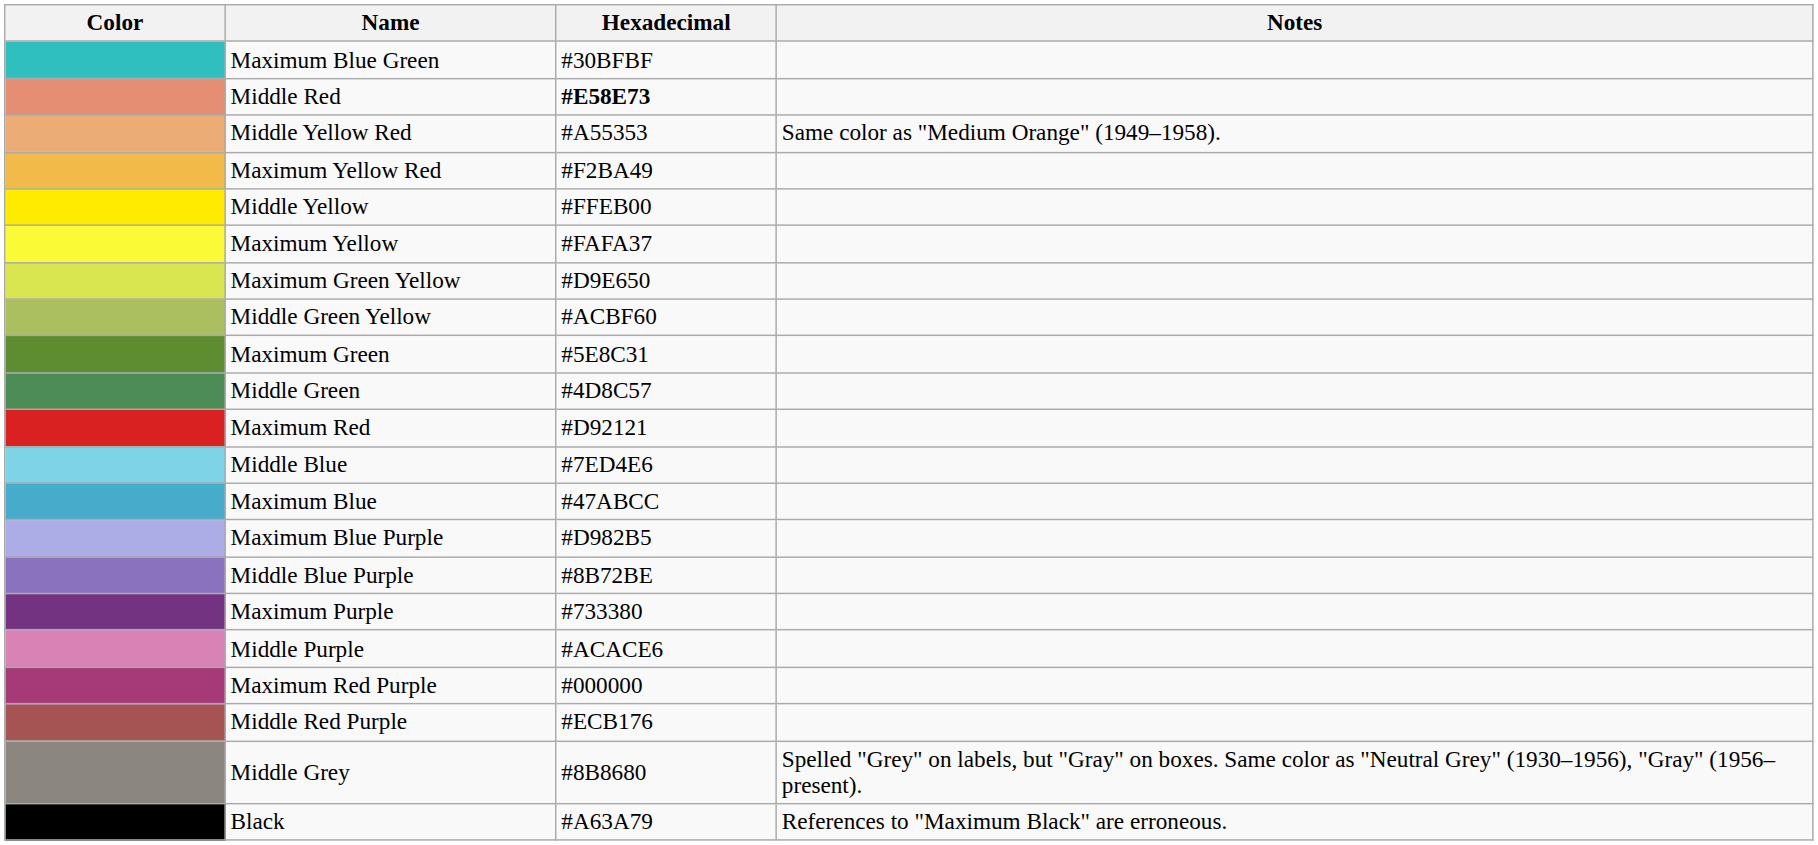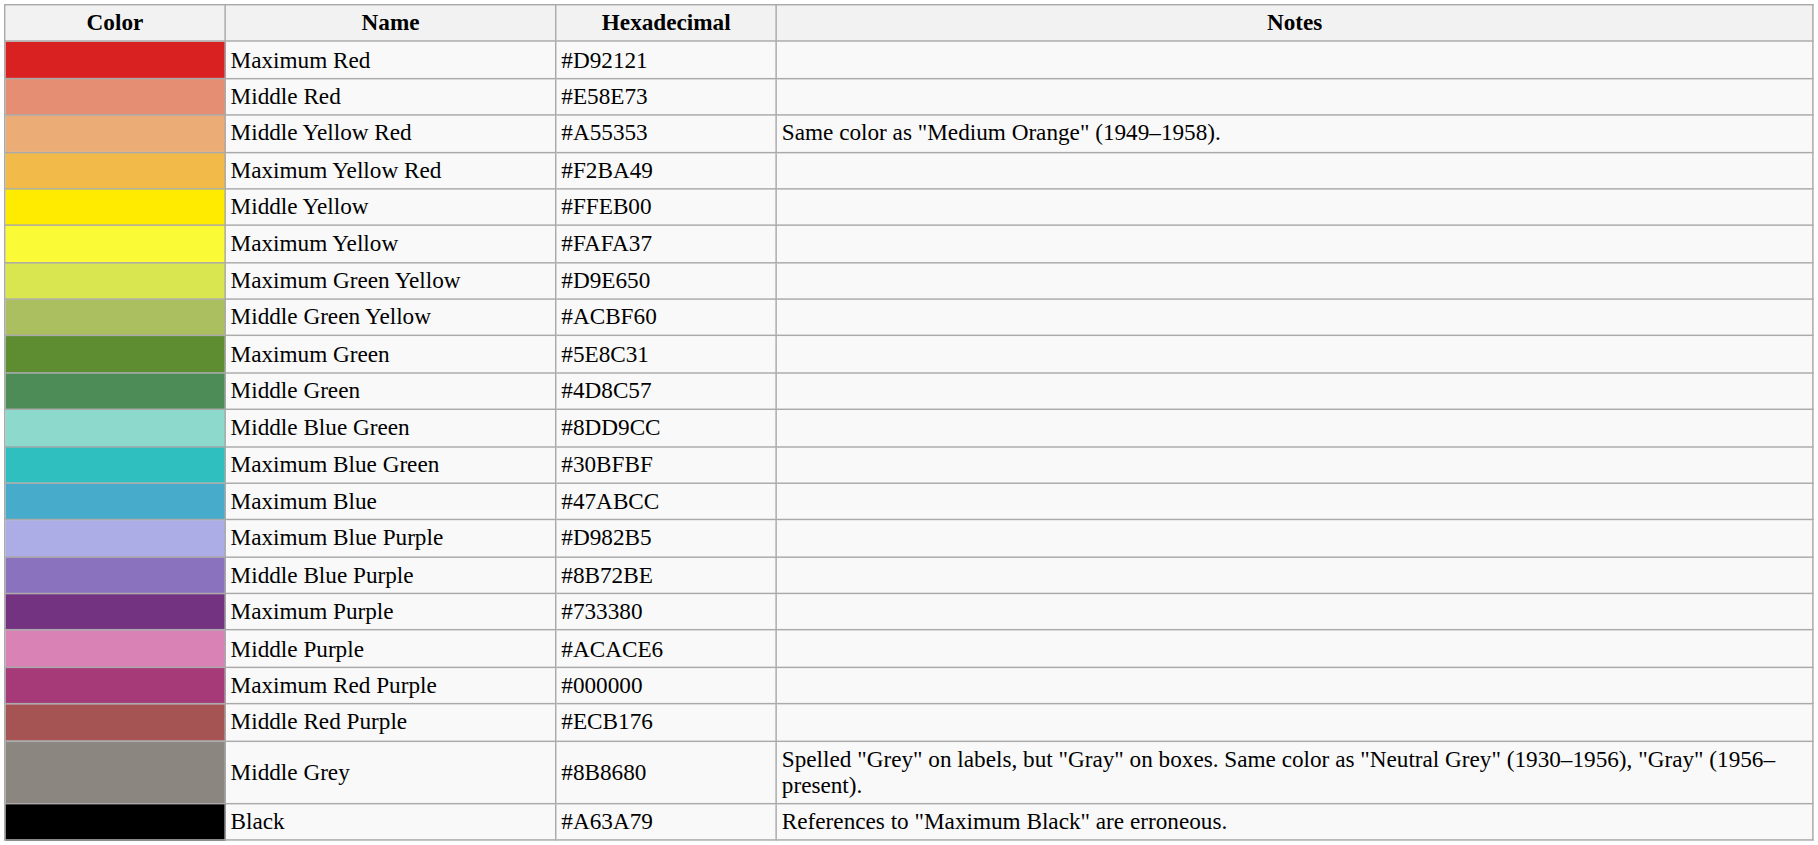rows swapped: (300, 427) <-> (335, 59)
(606, 96) bold -> (604, 96) normal
+ row: (320, 427)
- row: (289, 464)
